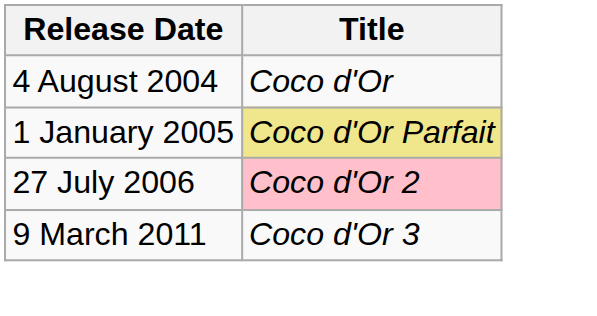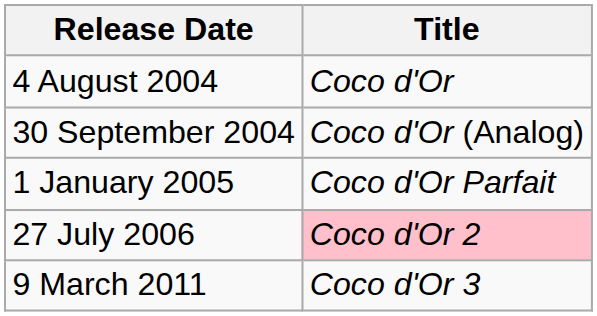+ row: (154, 132)
(372, 132) khaki background -> (433, 183) no background
